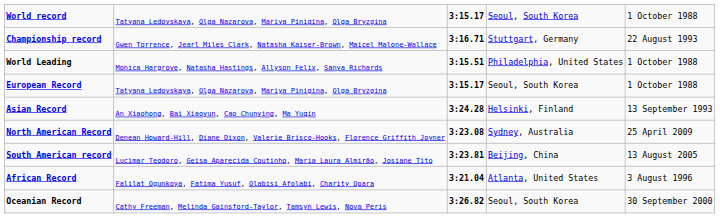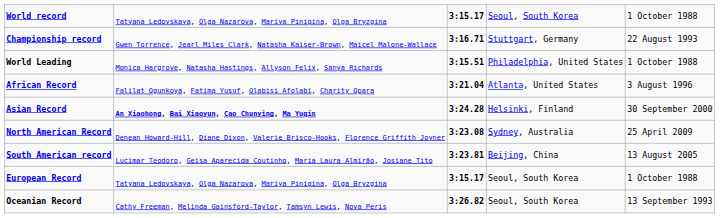rows swapped: (41, 178) <-> (44, 85)
(216, 114) normal -> (216, 113) bold
(670, 109) 13 September 1993 -> (670, 109) 30 September 2000
(670, 201) 30 September 2000 -> (670, 201) 13 September 1993
